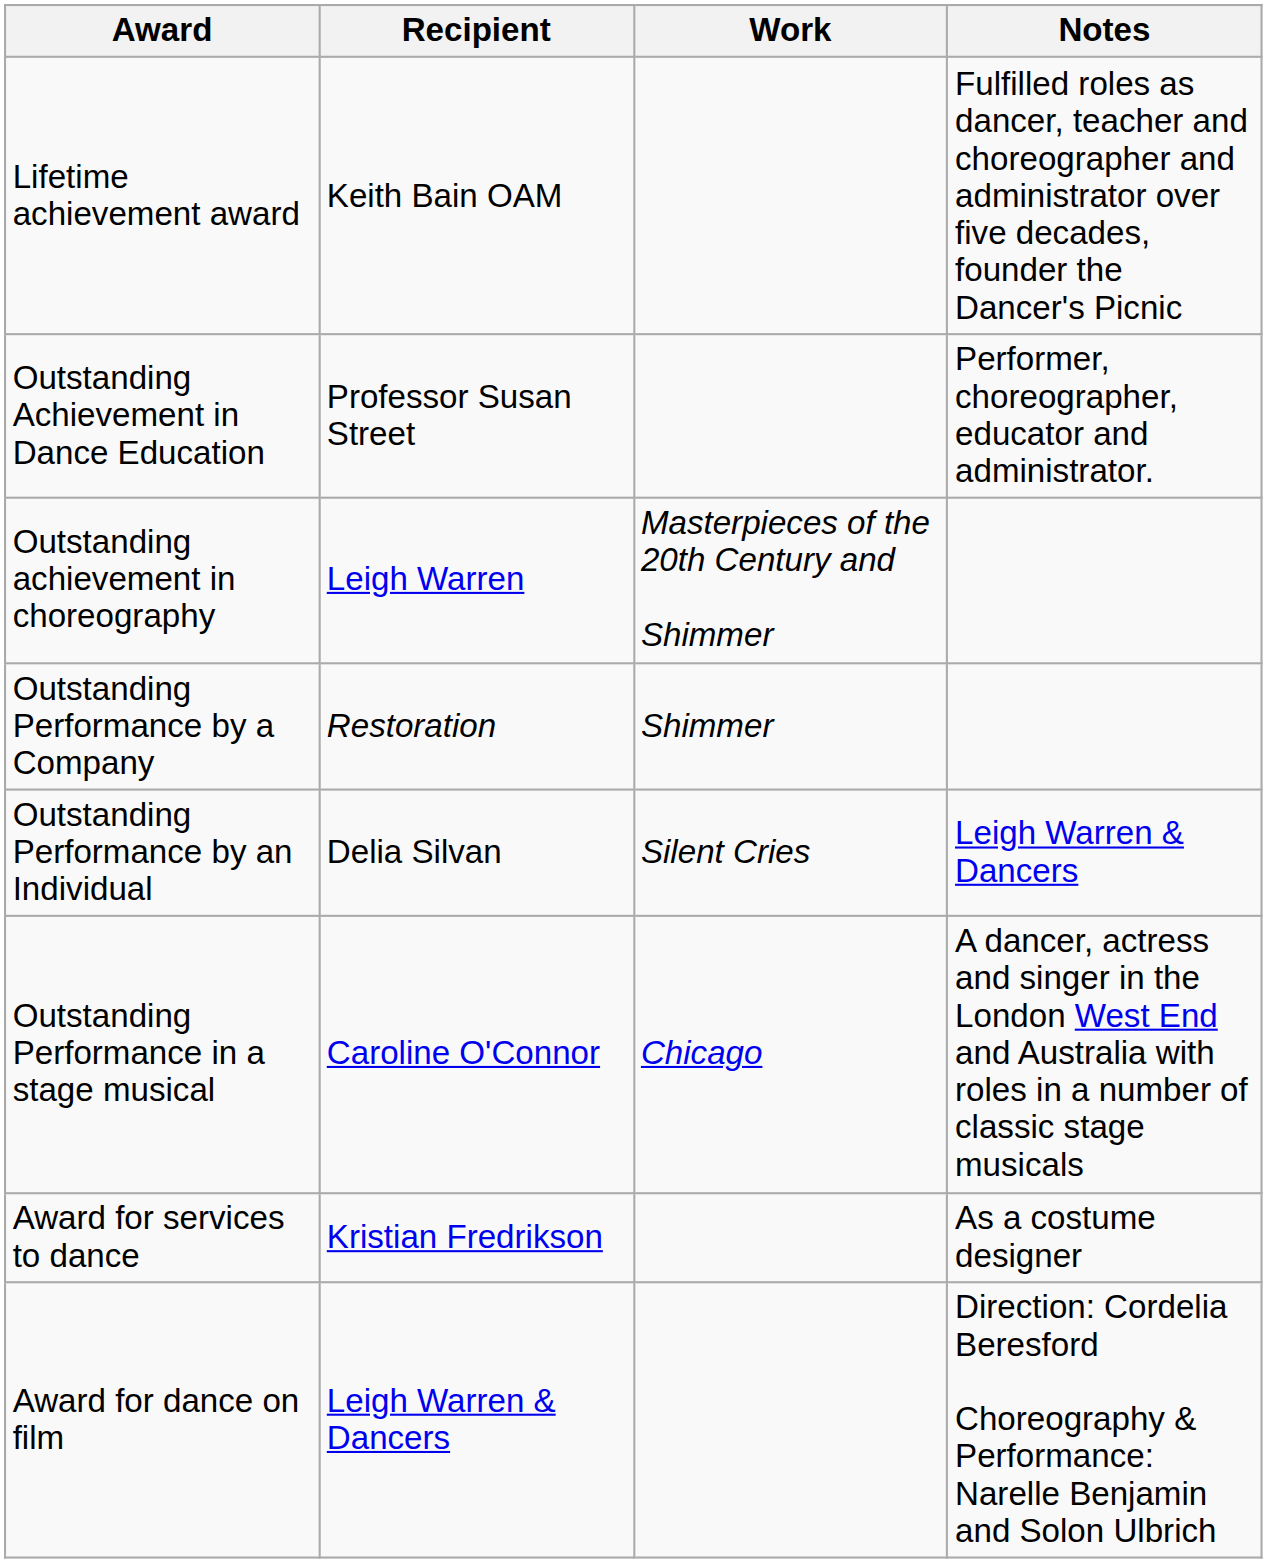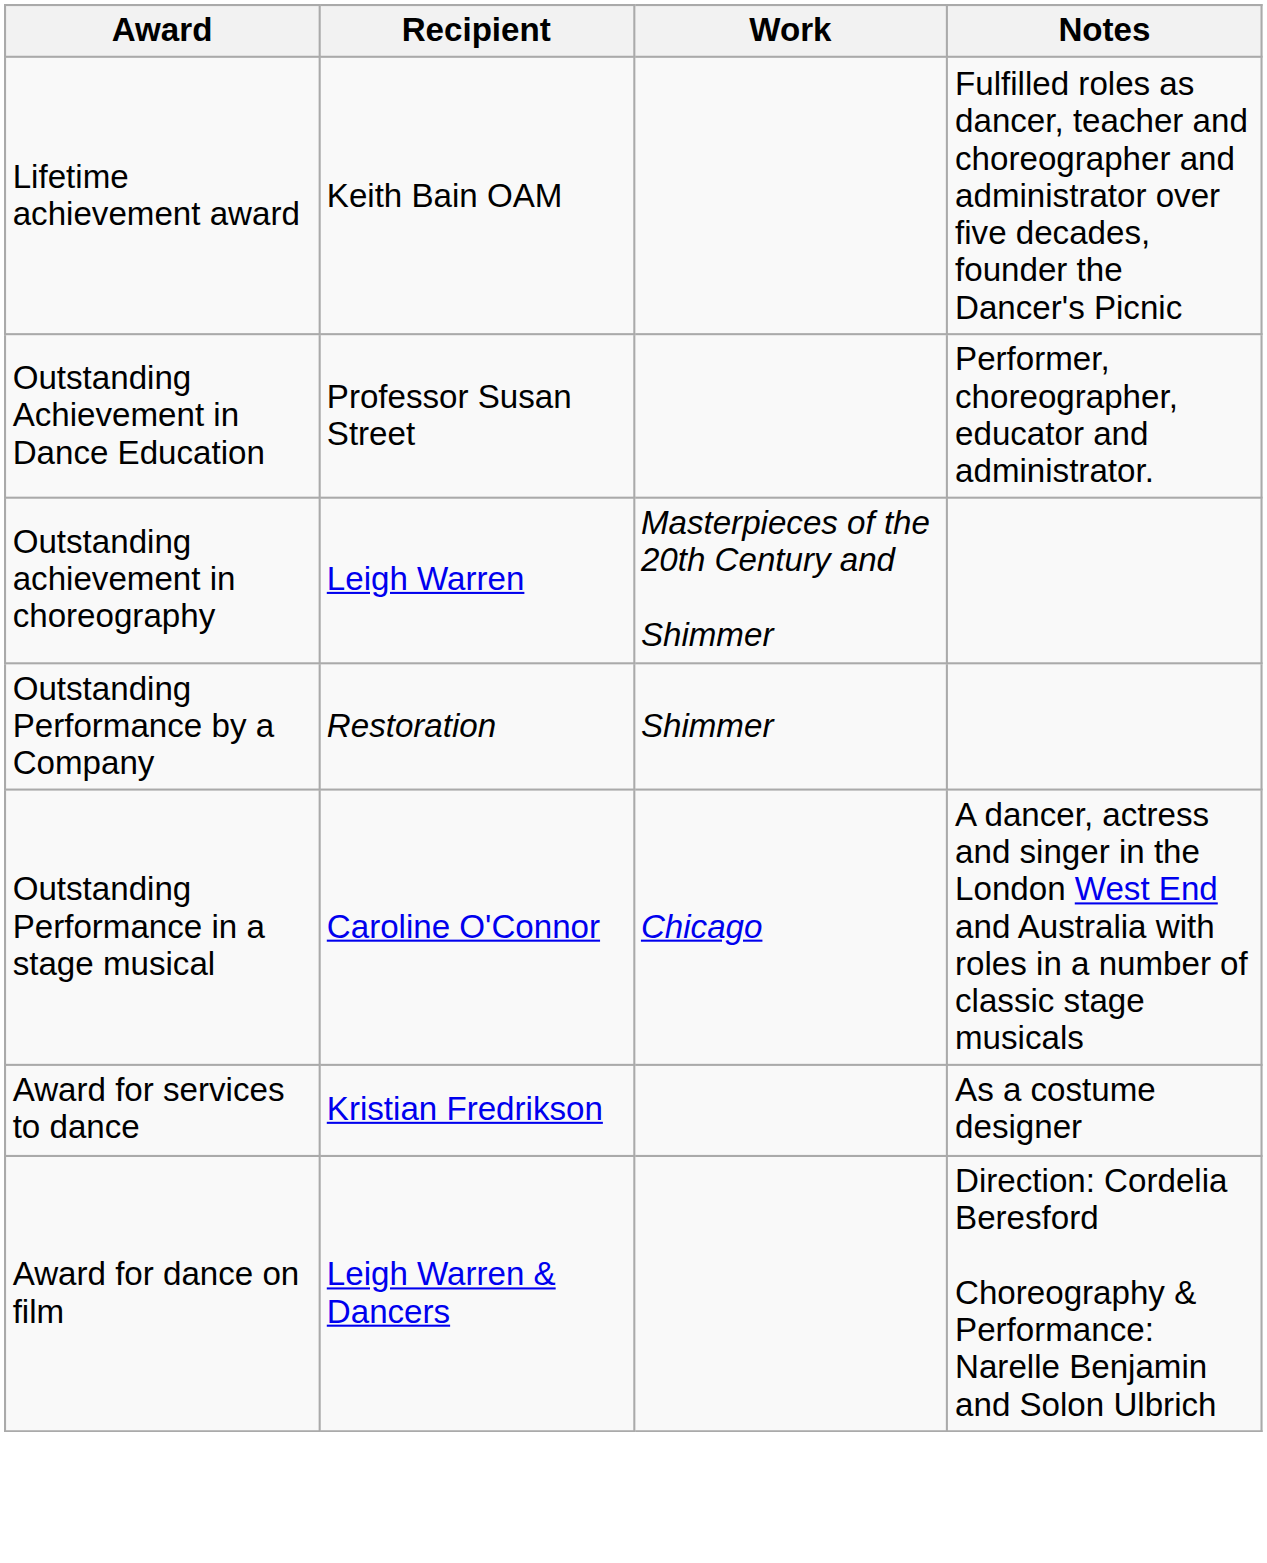- row: (153, 852)
